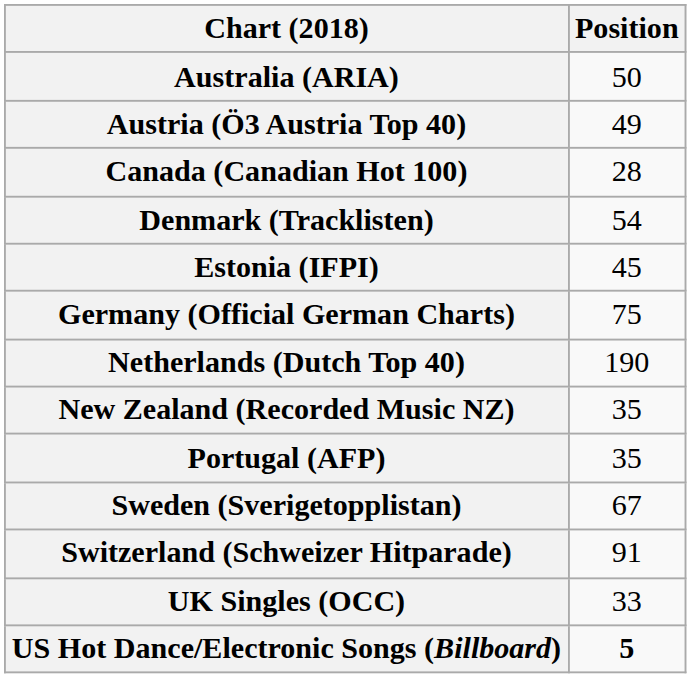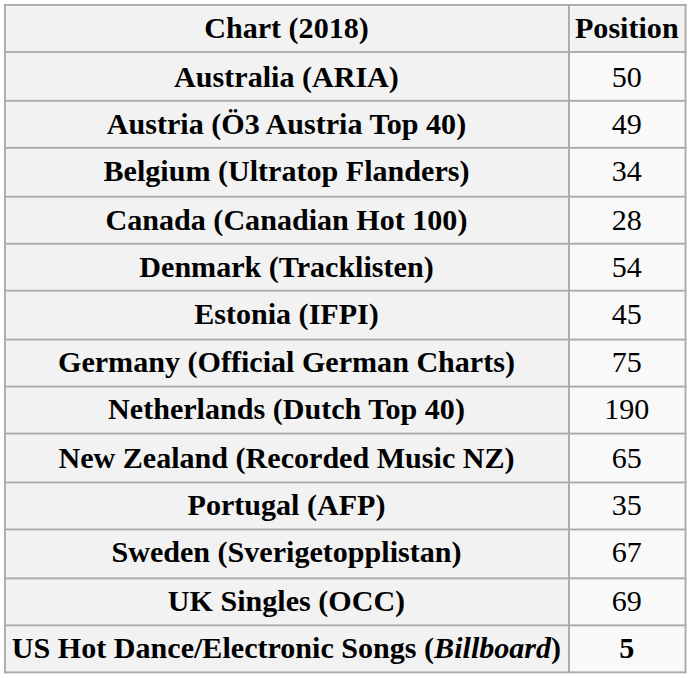+ row: (286, 171)
(627, 409) 35 -> (627, 457) 65
- row: (286, 553)
(627, 600) 33 -> (627, 600) 69
